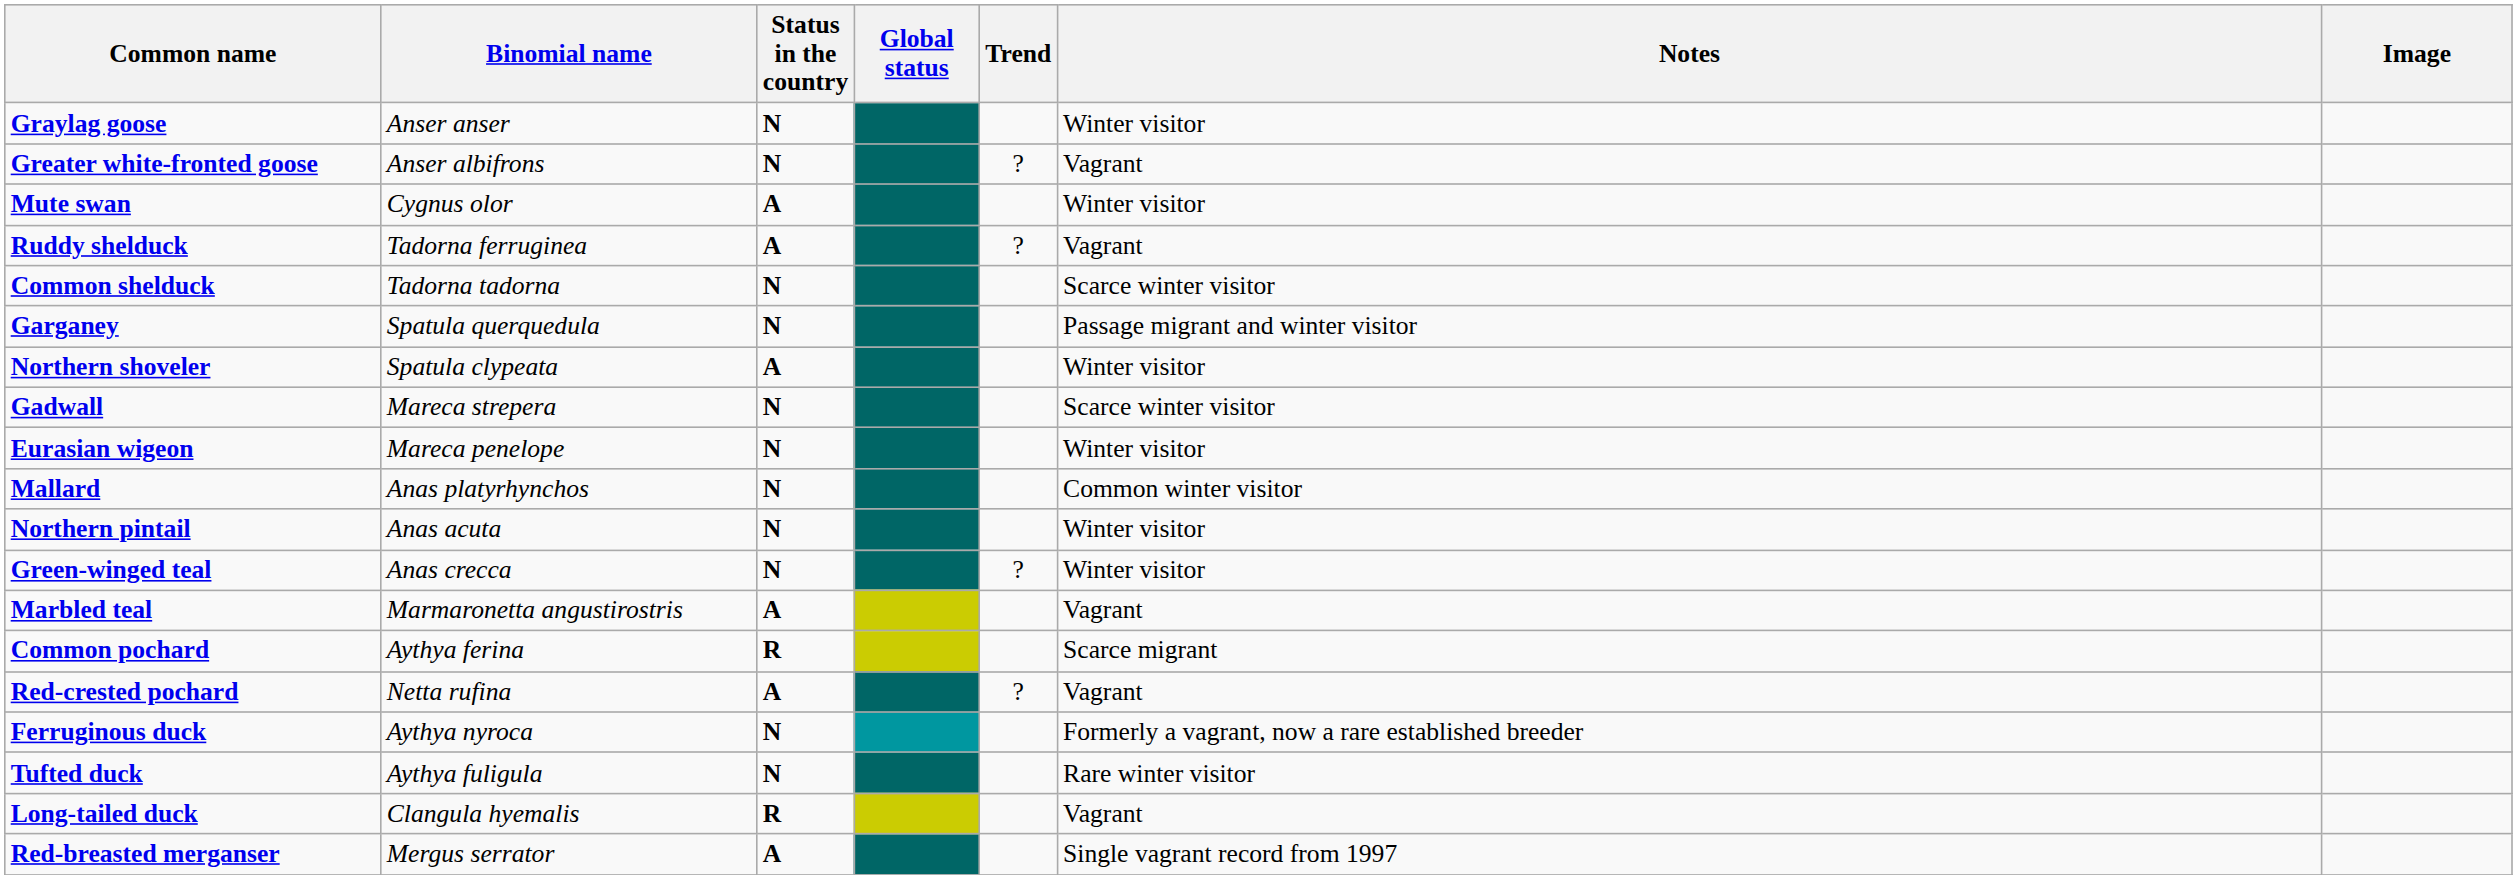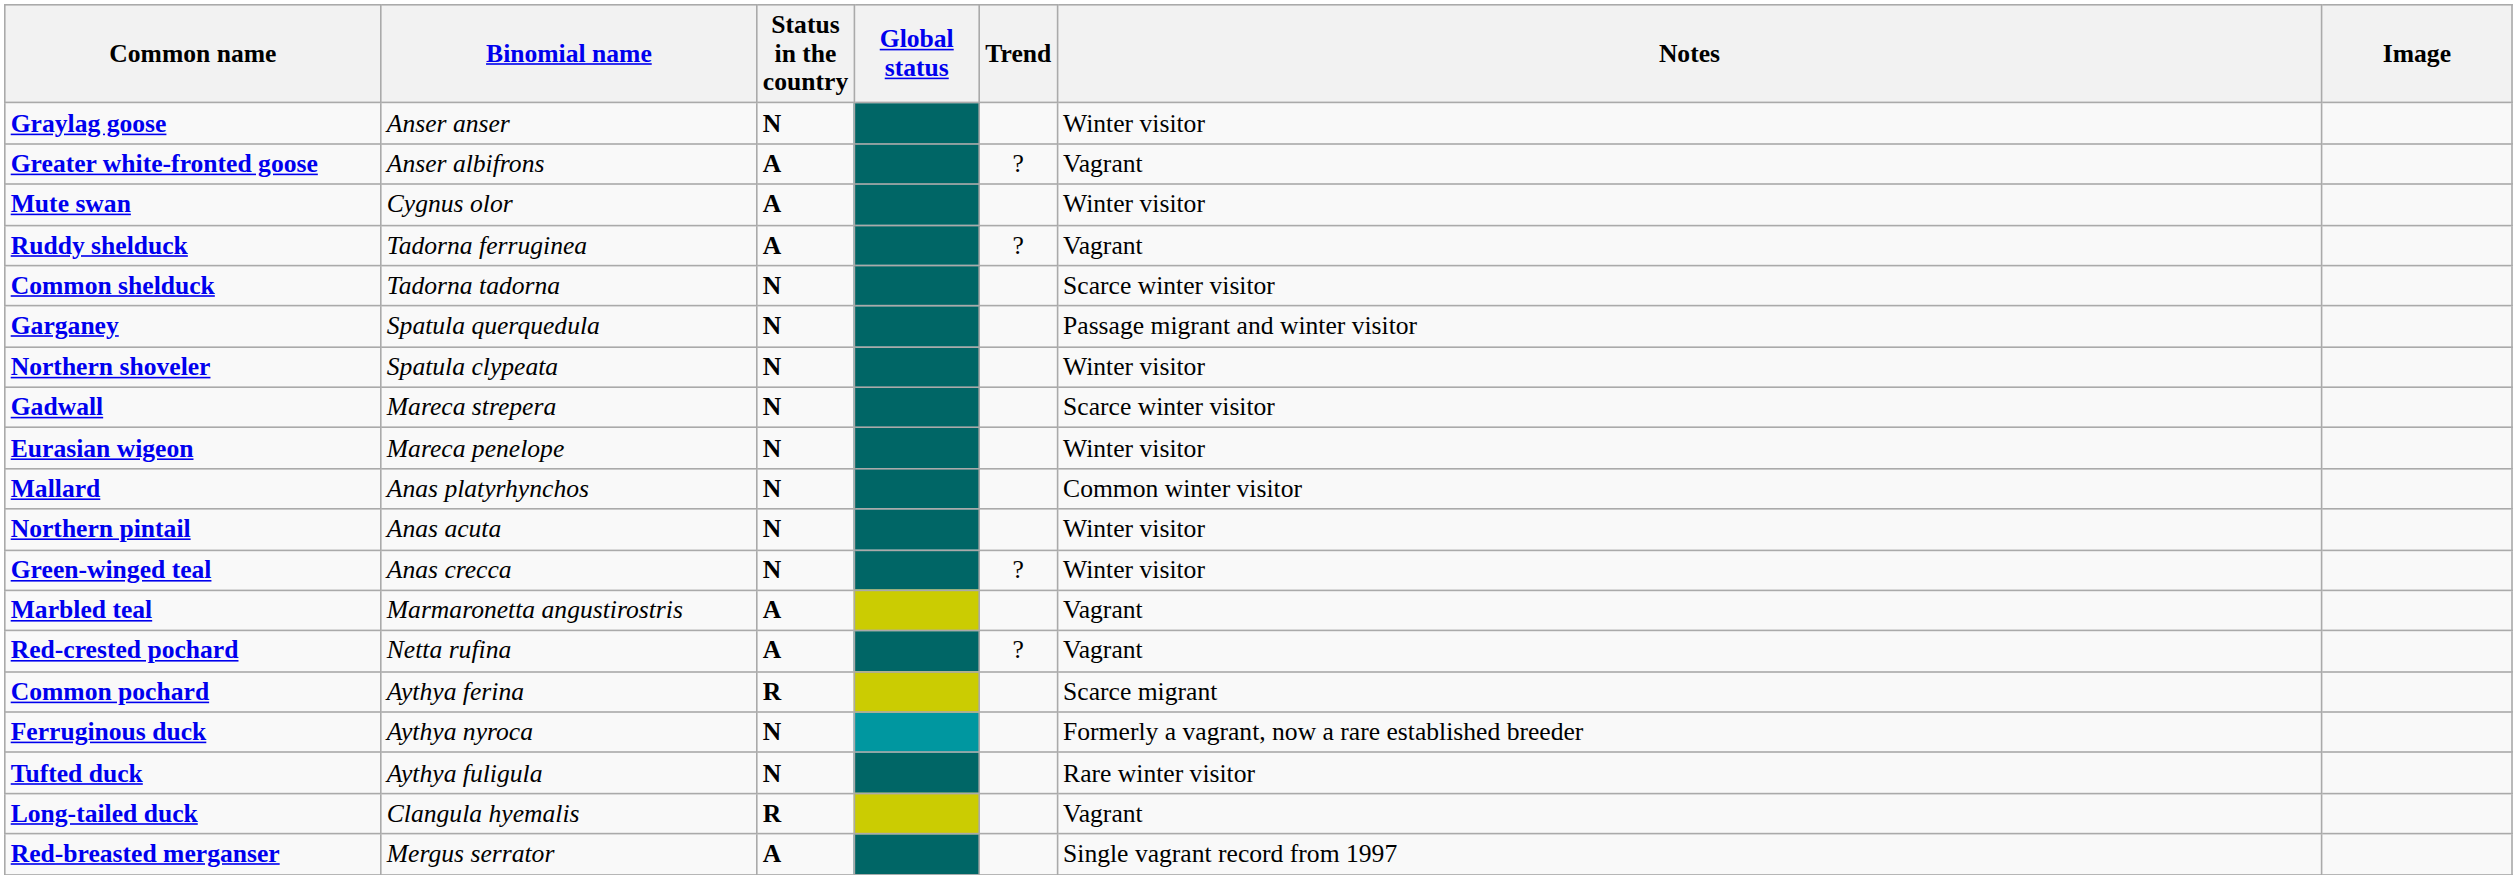(772, 163) N -> (772, 163) A
(772, 366) A -> (772, 366) N
rows swapped: (125, 691) <-> (110, 650)
